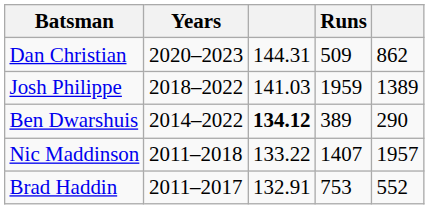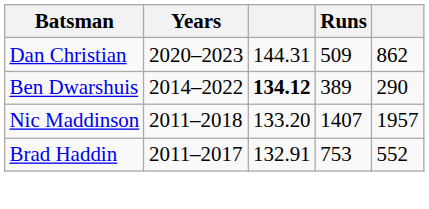- row: (66, 87)
(282, 154) 133.22 -> (282, 120) 133.20
